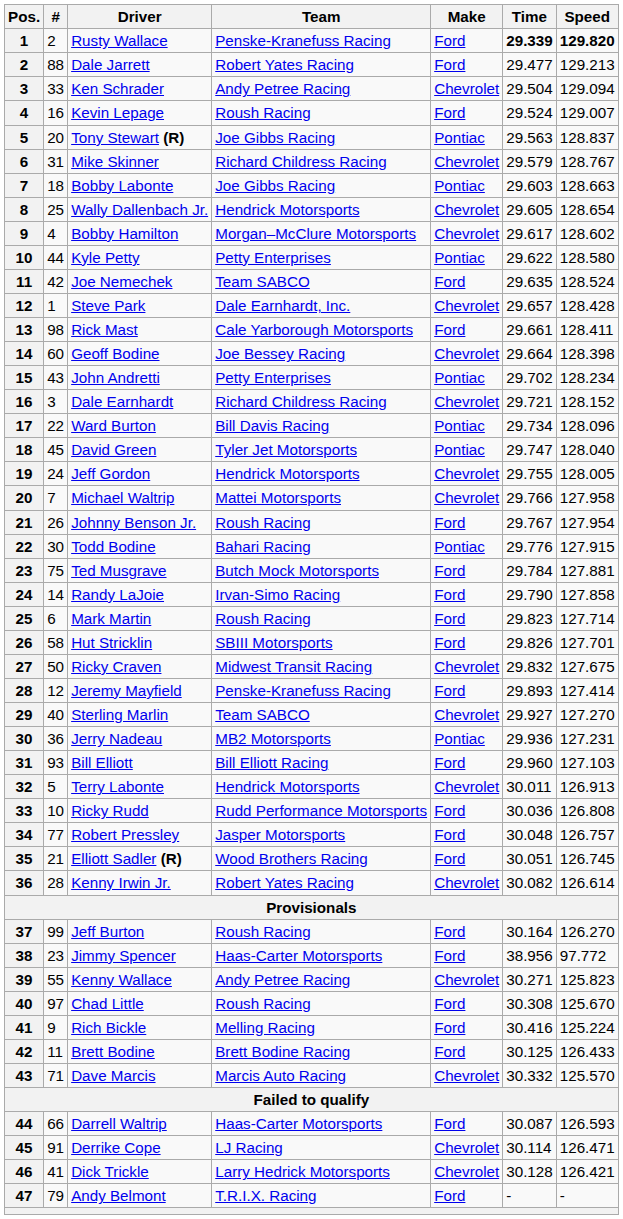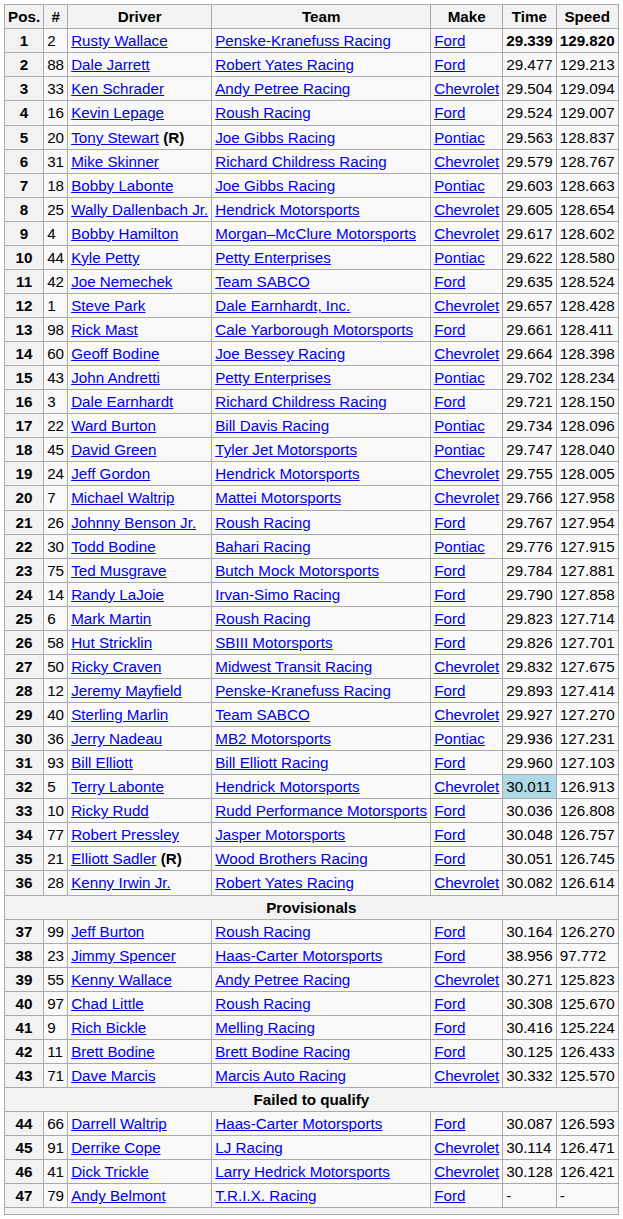(467, 402) Chevrolet -> (450, 402) Ford
(587, 402) 128.152 -> (587, 402) 128.150
(529, 787) no background -> (529, 787) lightblue background
